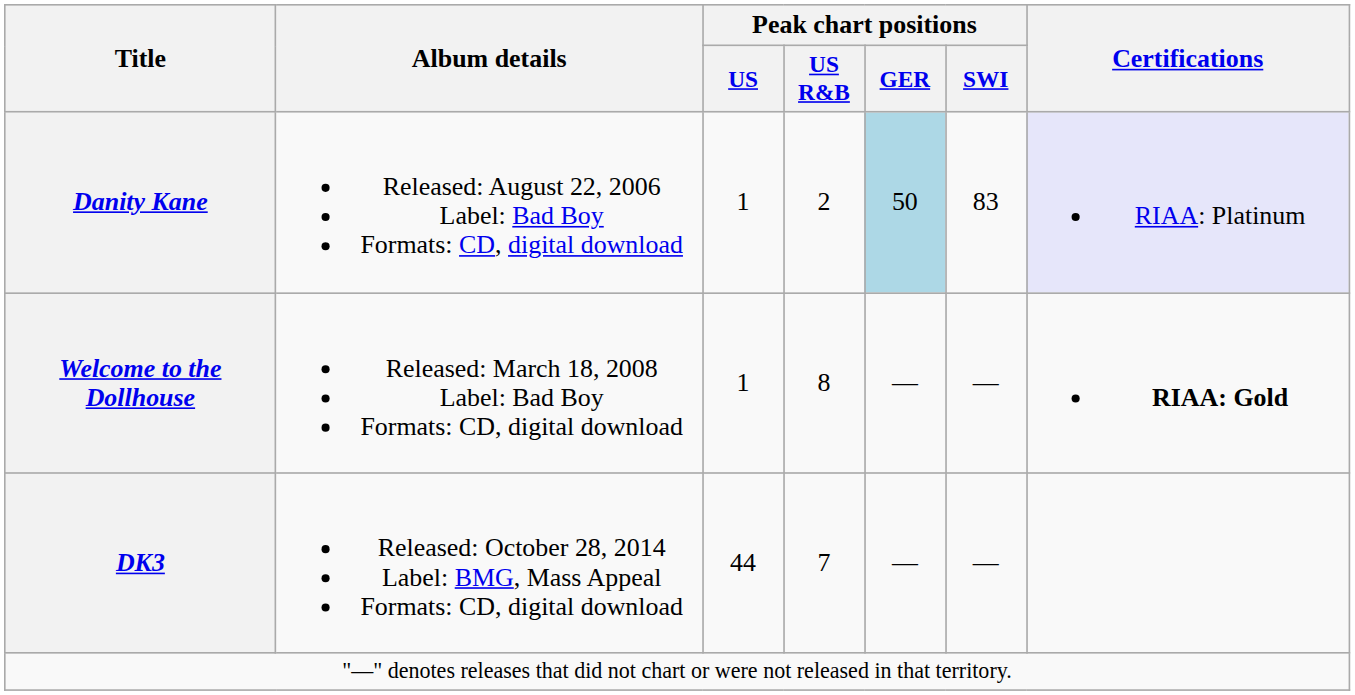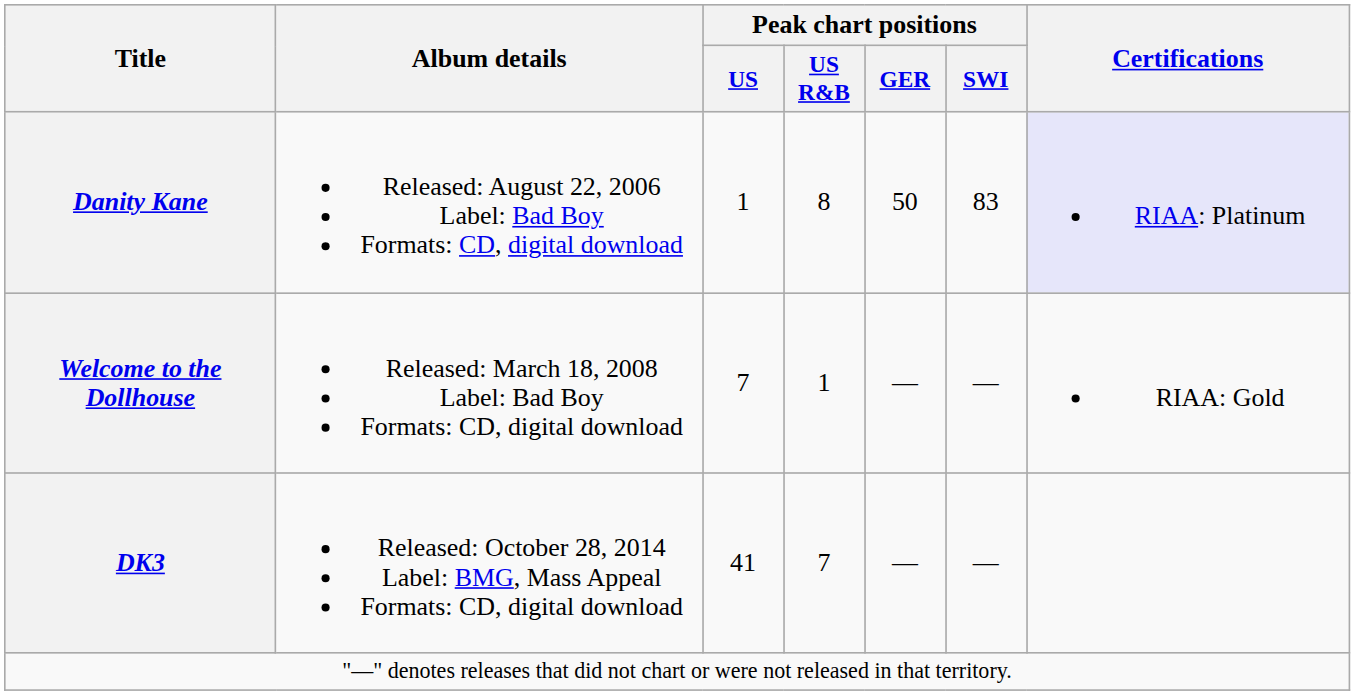(824, 201) 2 -> (824, 201) 8
(905, 201) lightblue background -> (905, 201) no background
(743, 382) 1 -> (743, 382) 7
(824, 382) 8 -> (824, 382) 1
(1188, 397) bold -> (1188, 397) normal
(743, 562) 44 -> (743, 562) 41
